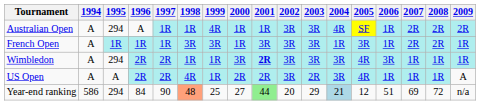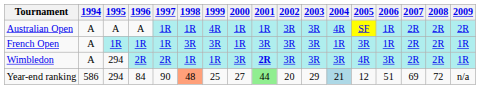(116, 28) 294 -> (116, 28) A
(413, 60) 1R -> (413, 60) 2R
(438, 60) 1R -> (438, 60) 2R
- row: (25, 76)
